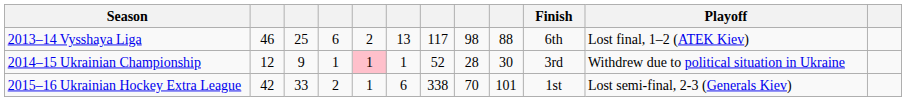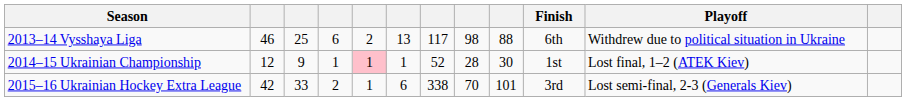(668, 39) Lost final, 1–2 (ATEK Kiev) -> (716, 39) Withdrew due to political situation in Ukraine
(554, 62) 3rd -> (554, 62) 1st
(716, 62) Withdrew due to political situation in Ukraine -> (668, 62) Lost final, 1–2 (ATEK Kiev)
(554, 85) 1st -> (554, 85) 3rd
